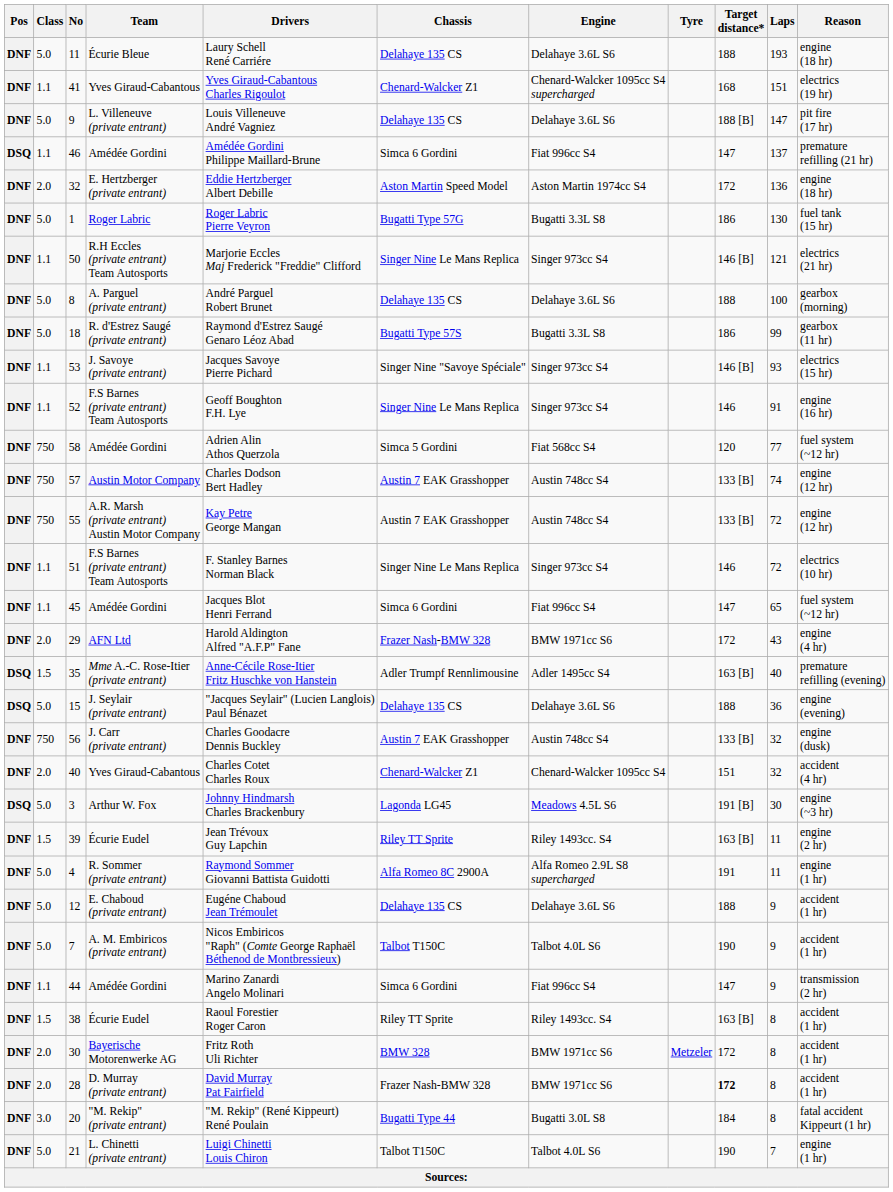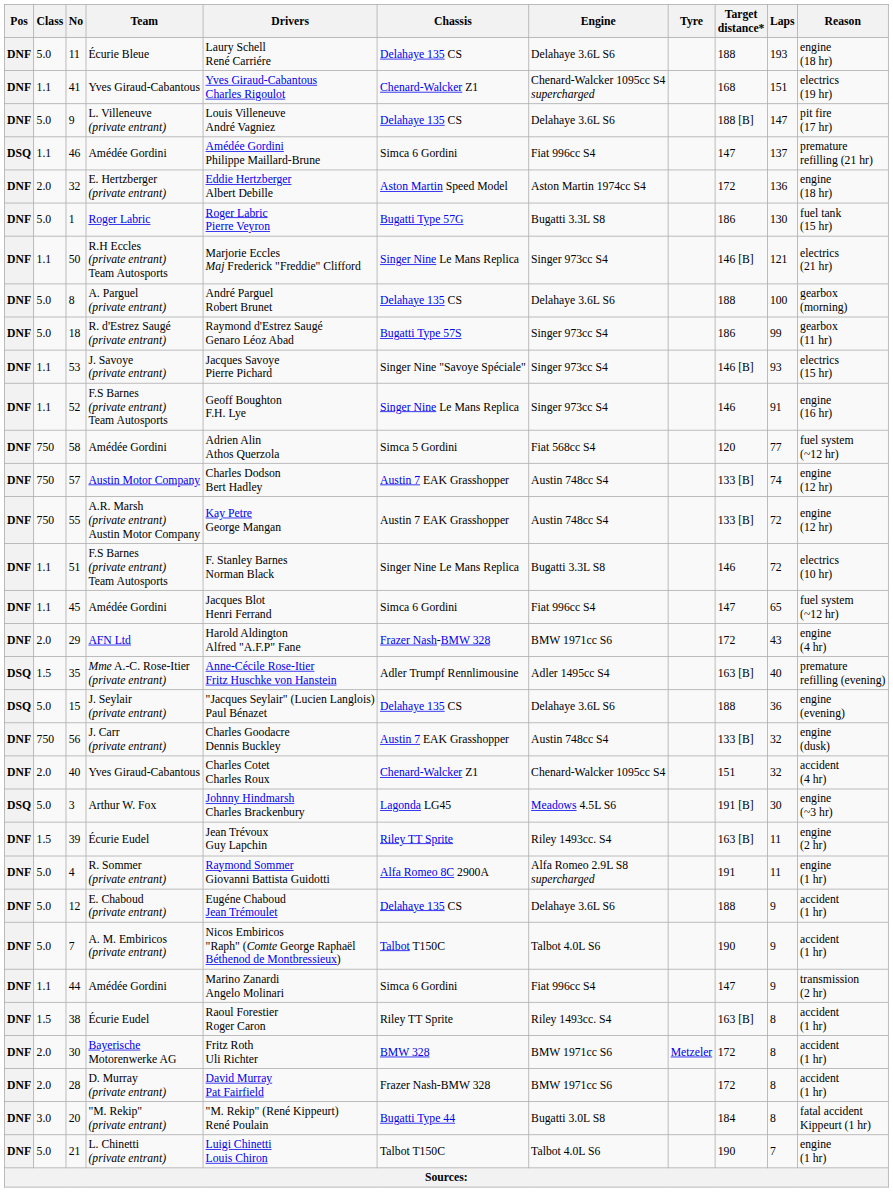(568, 333) Bugatti 3.3L S8 -> (569, 333) Singer 973cc S4
(569, 567) Singer 973cc S4 -> (568, 567) Bugatti 3.3L S8
(726, 1085) bold -> (726, 1085) normal
